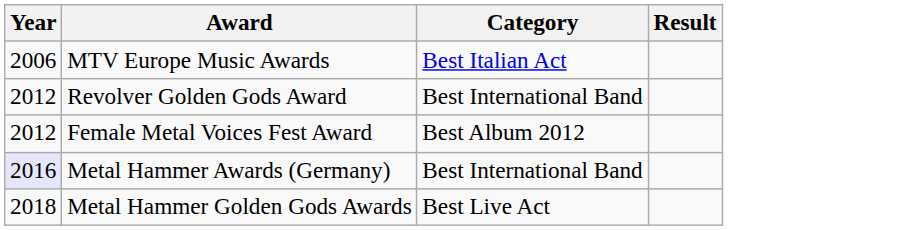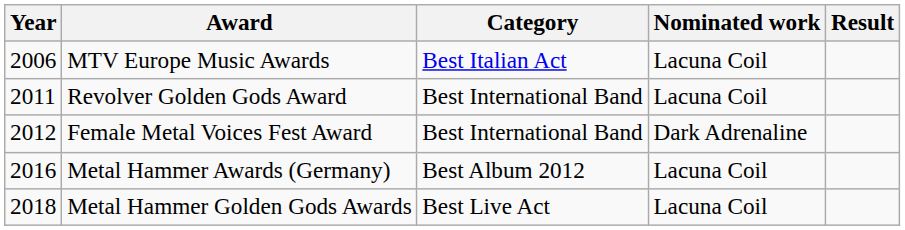+ column: (737, 22)
(33, 96) 2012 -> (33, 96) 2011
(504, 133) Best Album 2012 -> (533, 133) Best International Band
(33, 170) lavender background -> (33, 170) no background
(533, 170) Best International Band -> (504, 170) Best Album 2012
